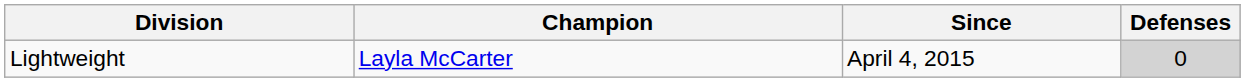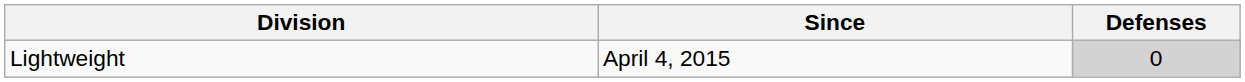- column: (598, 22)
